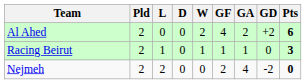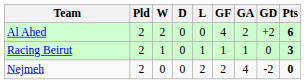columns swapped: (202, 13) <-> (162, 13)
